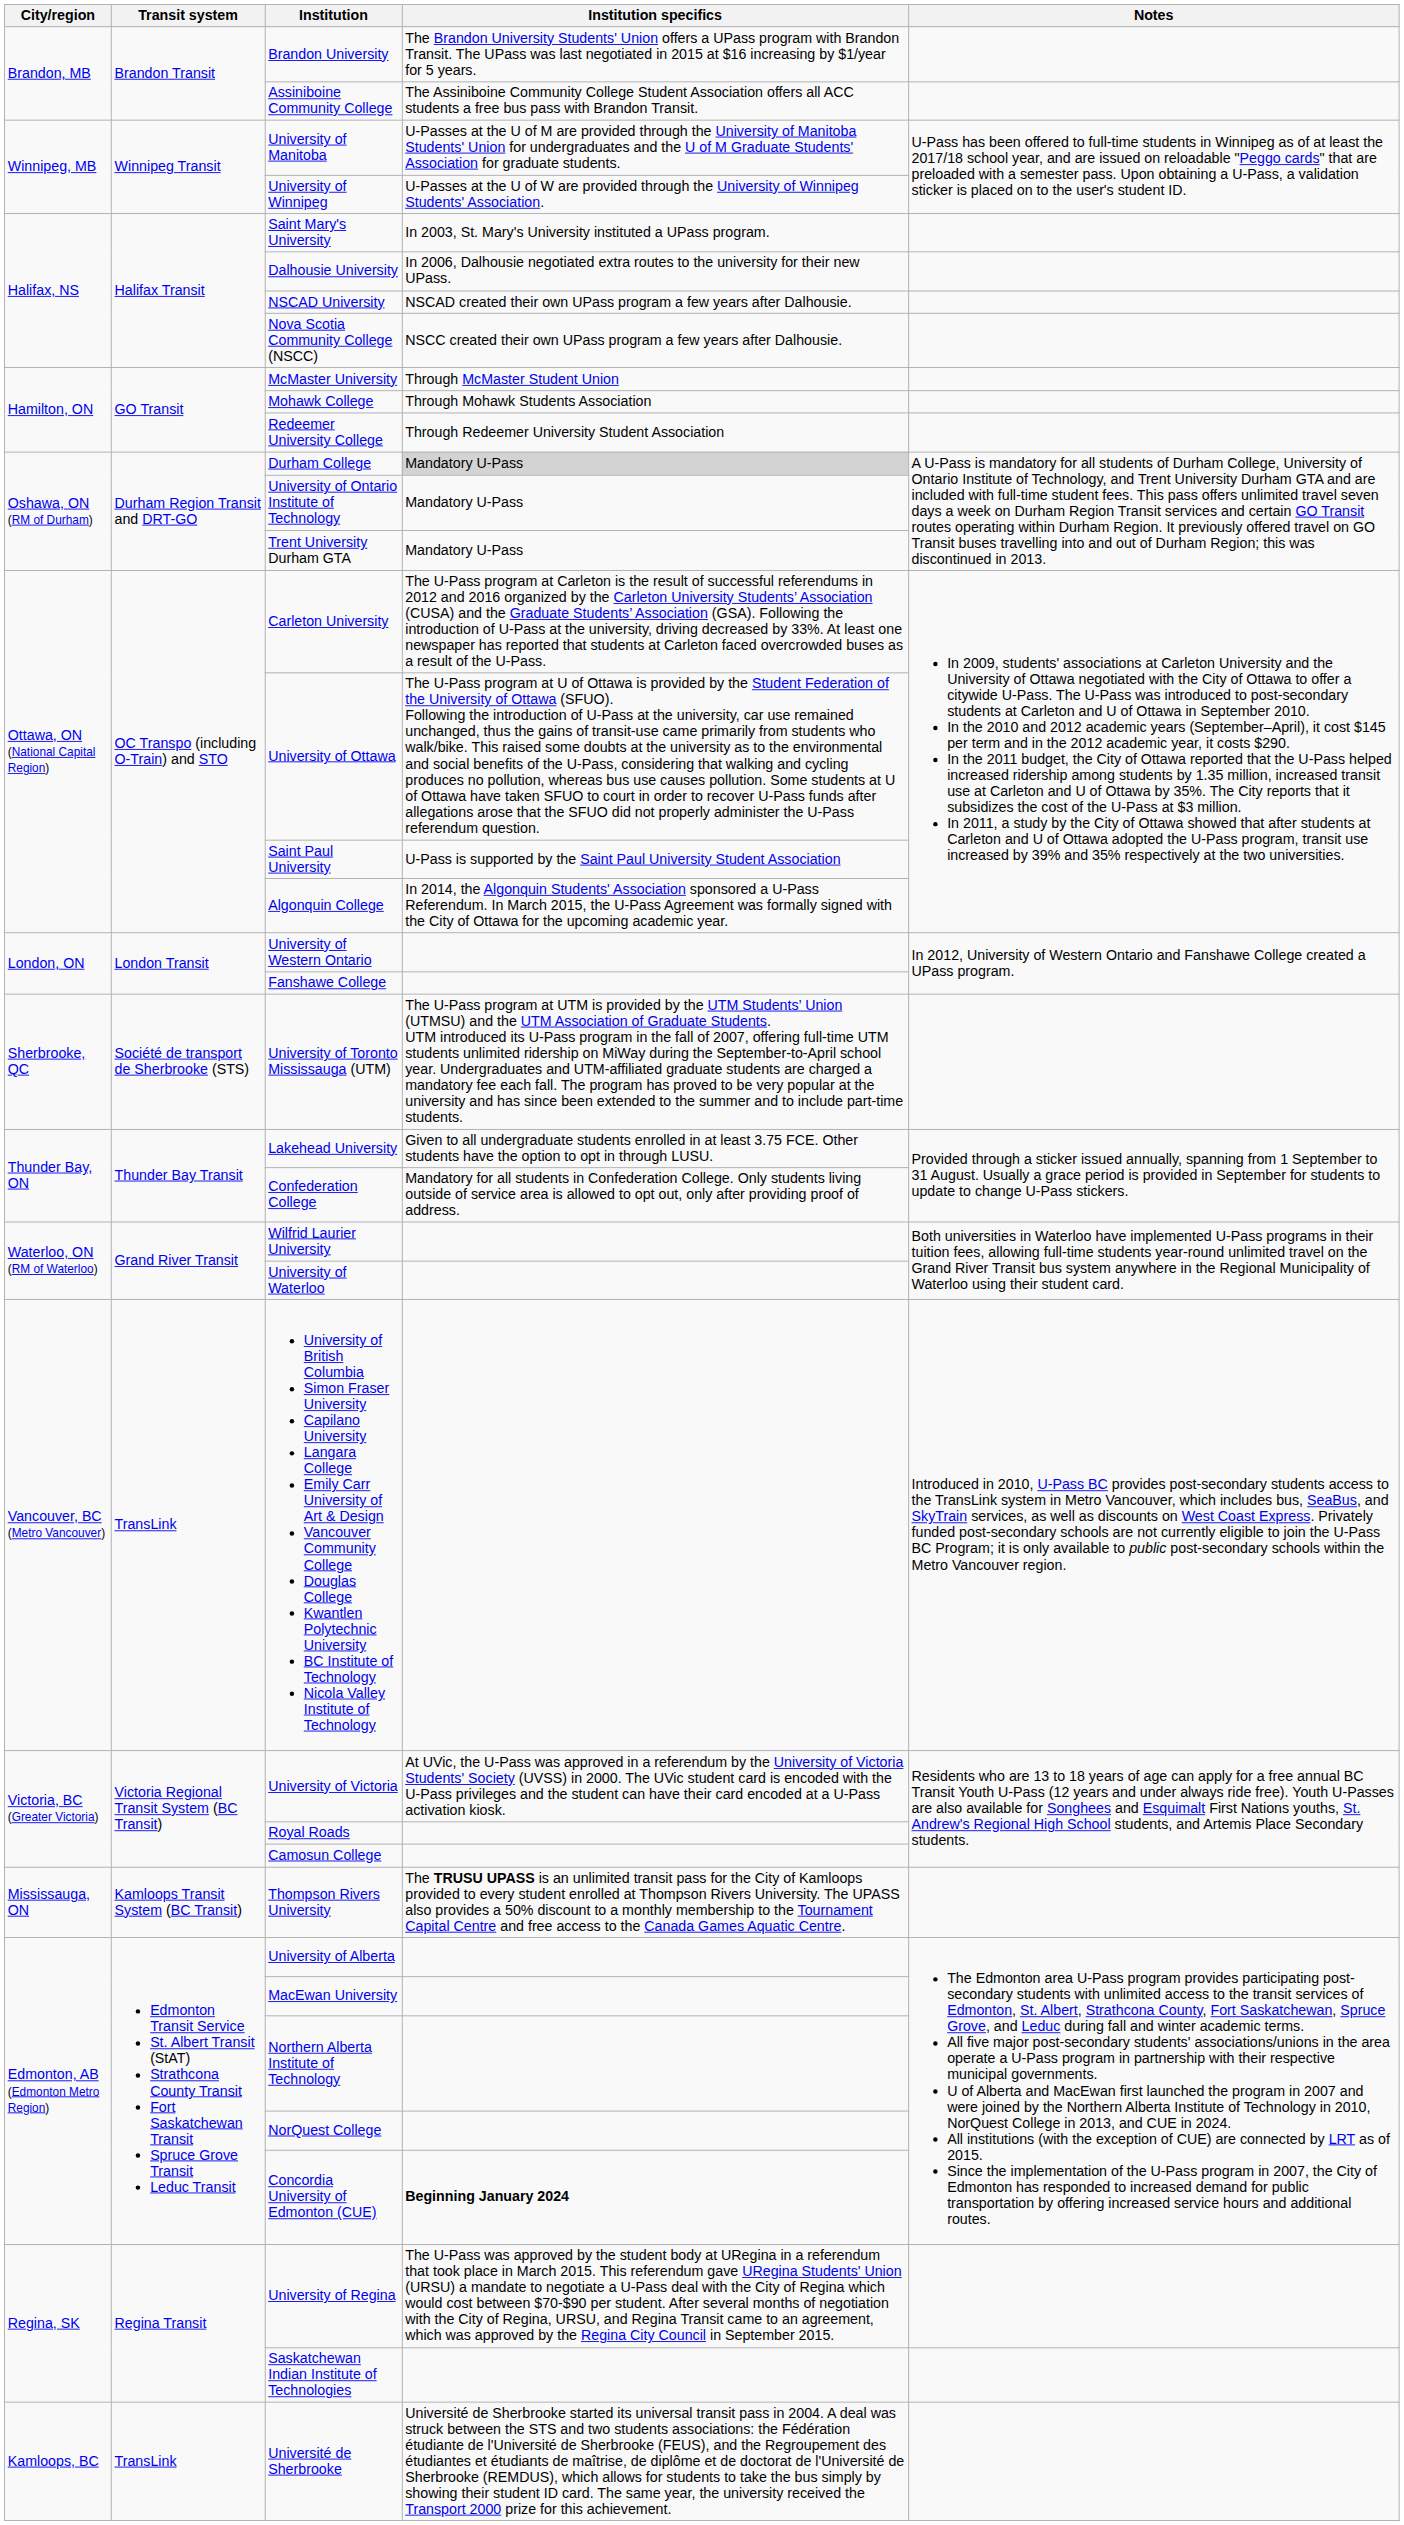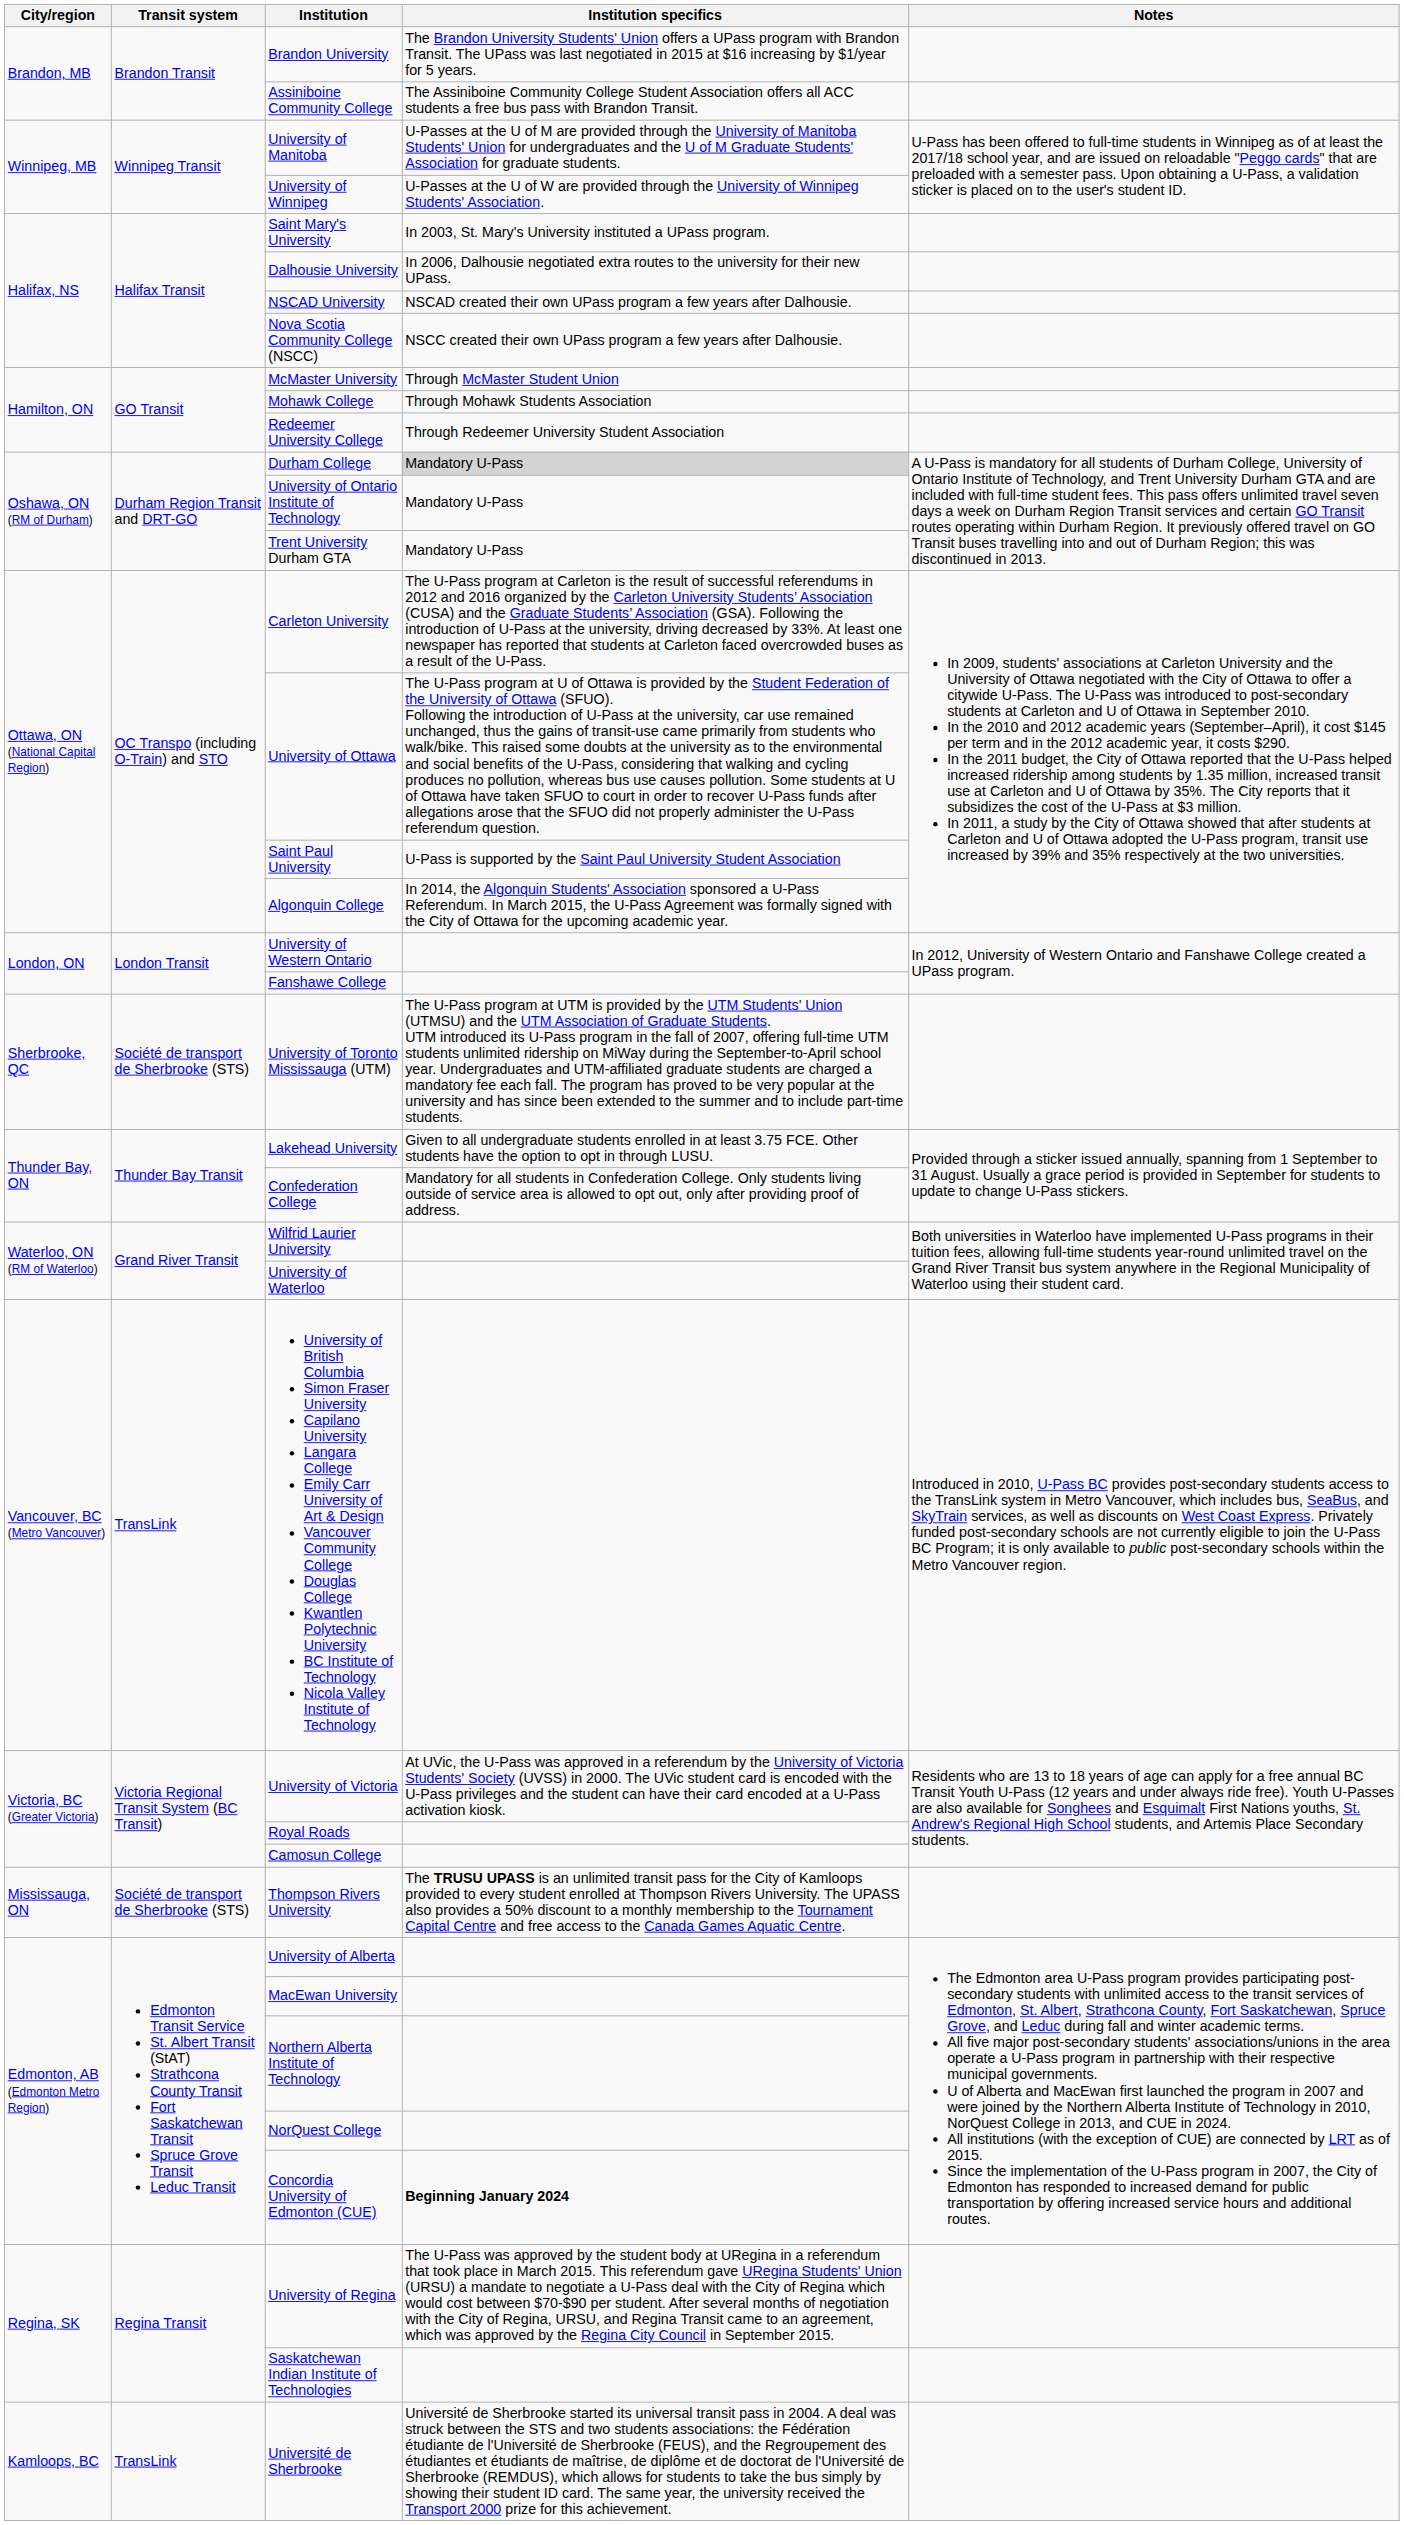(178, 1902) Kamloops Transit System (BC Transit) -> (182, 1902) Société de transport de Sherbrooke (STS)
